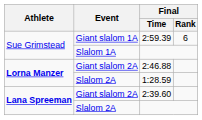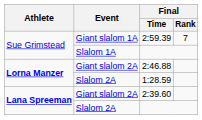(185, 39) 6 -> (185, 39) 7
